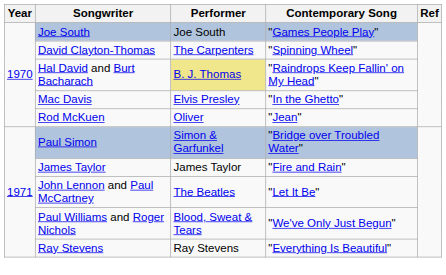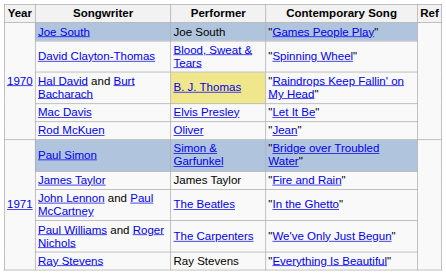(214, 50) The Carpenters -> (213, 56) Blood, Sweat & Tears
(306, 99) "In the Ghetto" -> (294, 112) "Let It Be"
(294, 192) "Let It Be" -> (306, 205) "In the Ghetto"
(213, 223) Blood, Sweat & Tears -> (214, 236) The Carpenters
